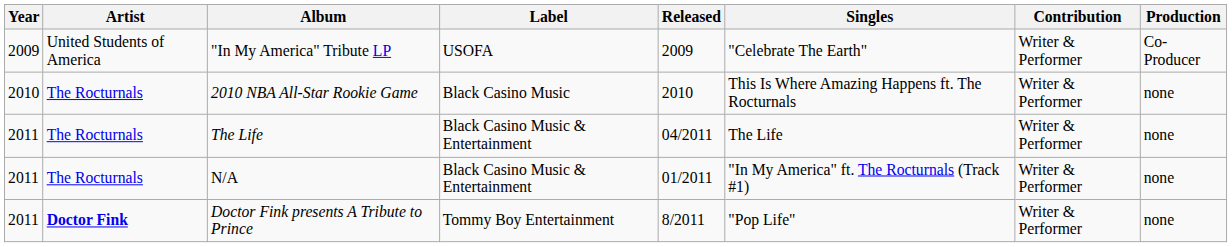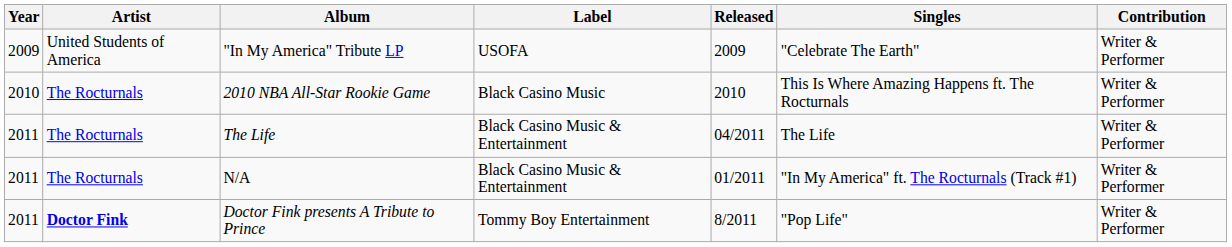- column: (1183, 16)
